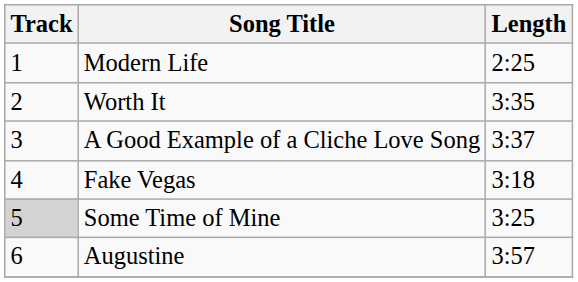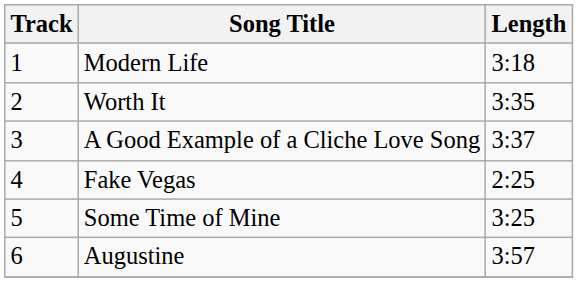(513, 62) 2:25 -> (513, 62) 3:18
(513, 179) 3:18 -> (513, 179) 2:25
(17, 218) lightgrey background -> (17, 218) no background
